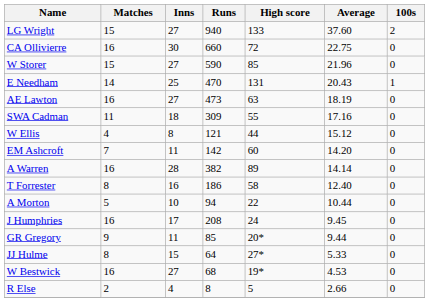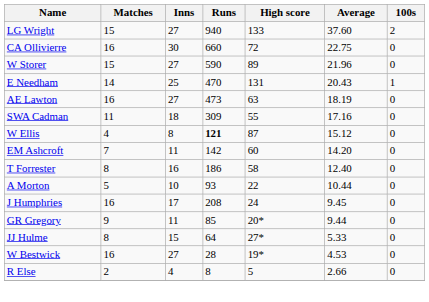(253, 64) 85 -> (253, 64) 89
(213, 133) normal -> (213, 133) bold
(253, 133) 44 -> (253, 133) 87
- row: (28, 168)
(211, 202) 94 -> (211, 185) 93
(211, 271) 68 -> (211, 254) 28
